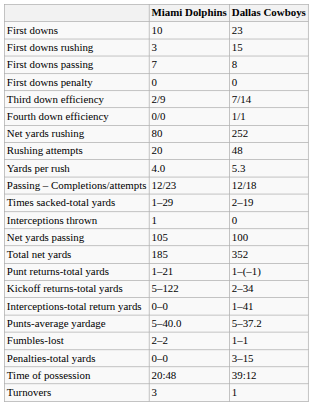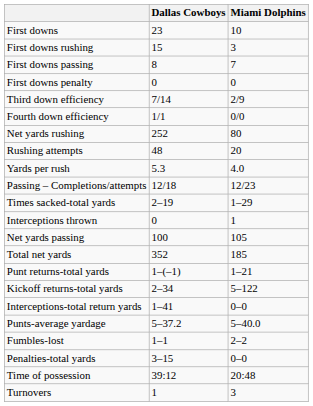columns swapped: (269, 13) <-> (189, 13)
